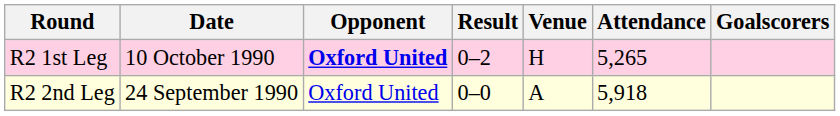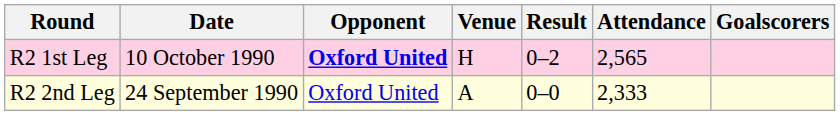columns swapped: (558, 22) <-> (488, 22)
(622, 57) 5,265 -> (622, 57) 2,565
(622, 92) 5,918 -> (622, 92) 2,333
